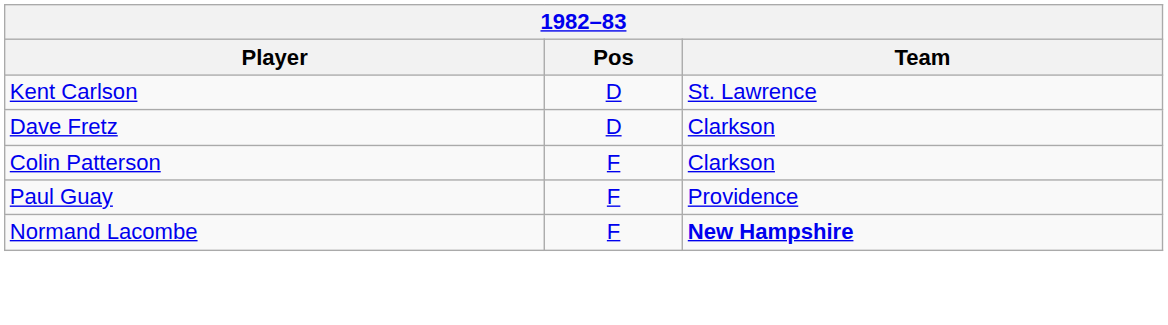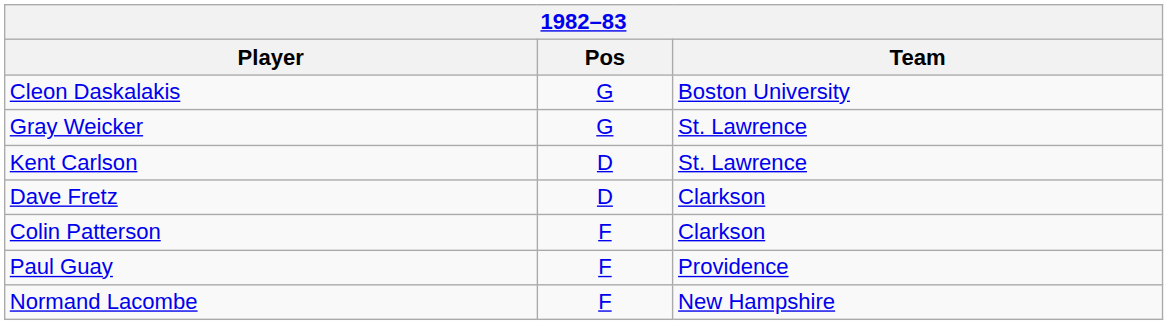+ row: (95, 92)
+ row: (76, 127)
(771, 232) bold -> (757, 302) normal
